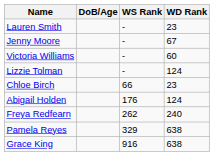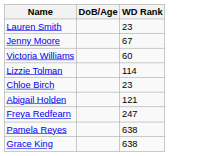- column: (142, 12)
(174, 71) 124 -> (129, 71) 114
(174, 100) 124 -> (130, 100) 121
(174, 115) 240 -> (130, 115) 247
